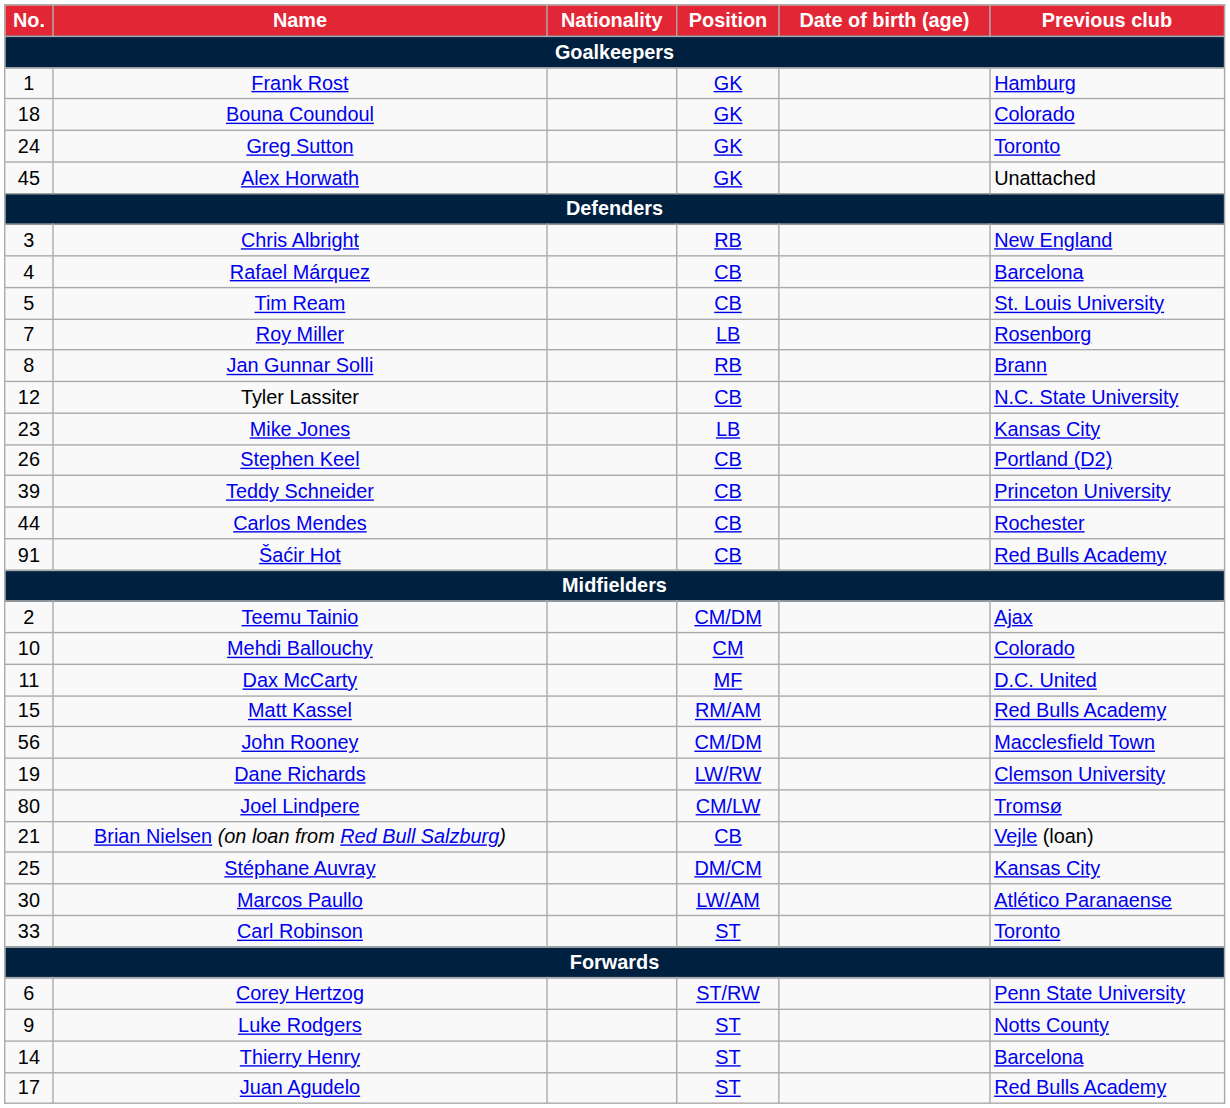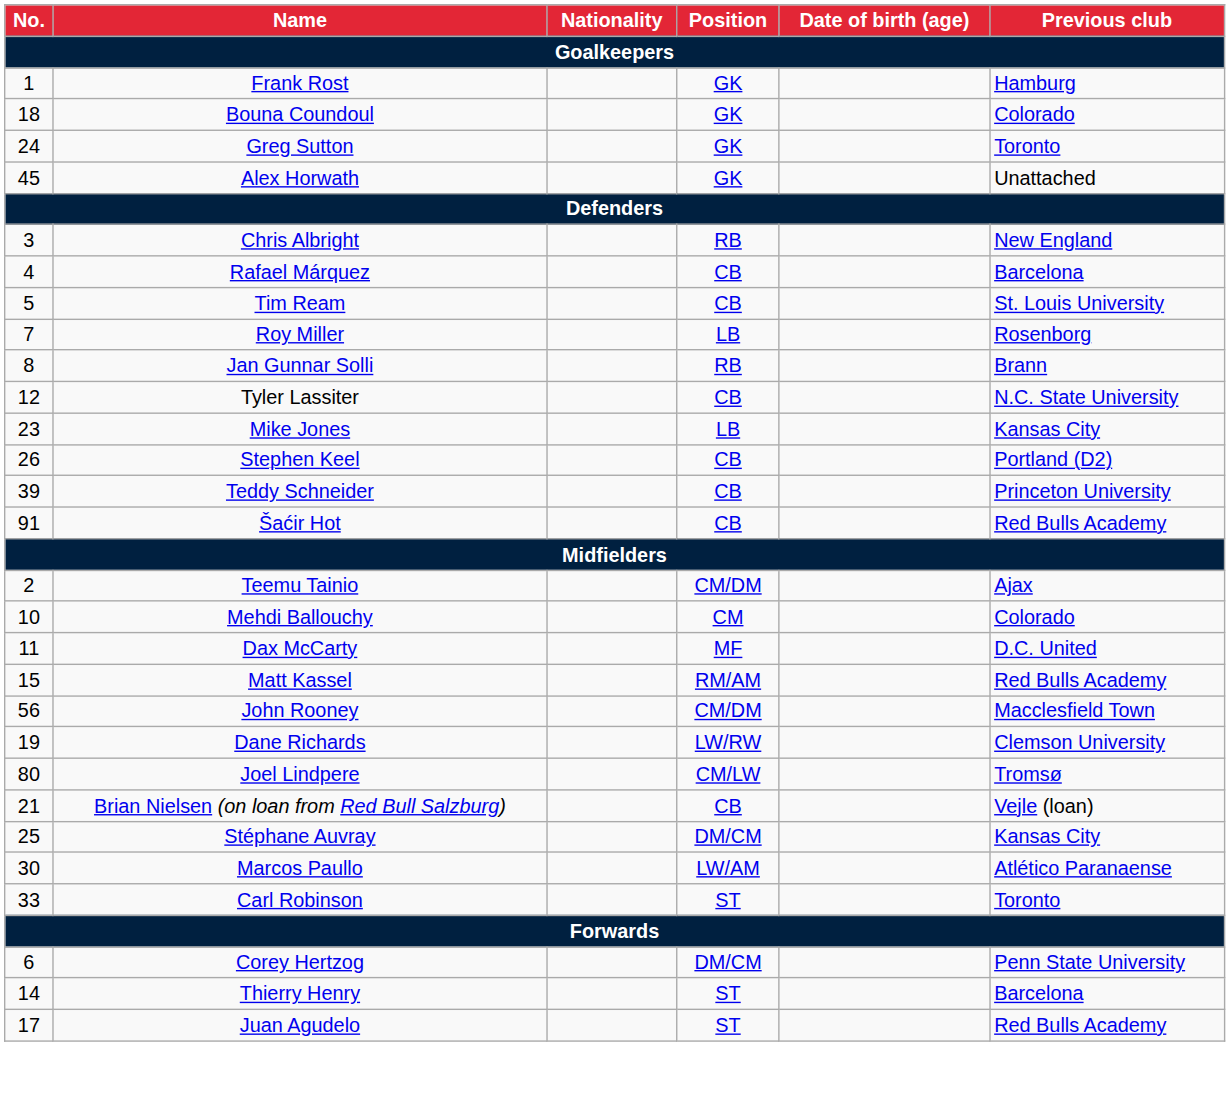- row: (300, 523)
(728, 994) ST/RW -> (728, 963) DM/CM
- row: (300, 1025)
